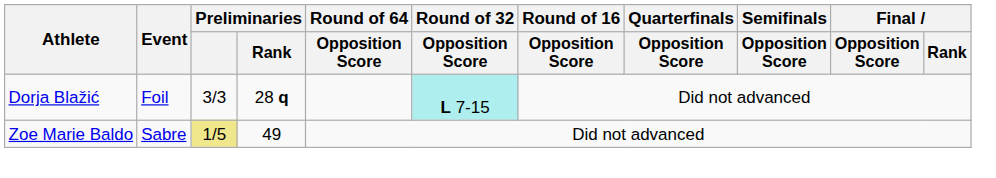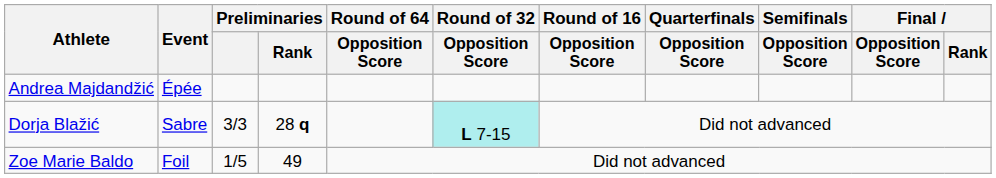+ row: (81, 88)
(155, 98) Foil -> (185, 125) Sabre
(164, 134) Sabre -> (176, 161) Foil
(214, 134) khaki background -> (235, 161) no background
